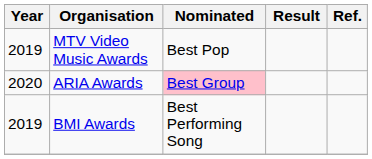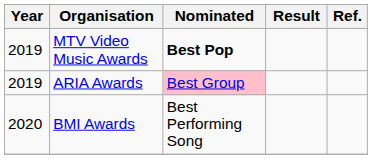(198, 49) normal -> (200, 49) bold
(25, 82) 2020 -> (25, 82) 2019
(25, 124) 2019 -> (25, 124) 2020
